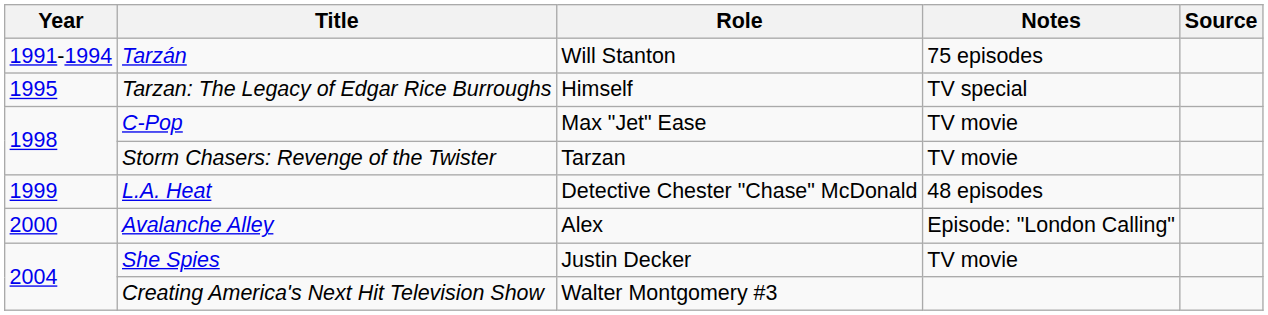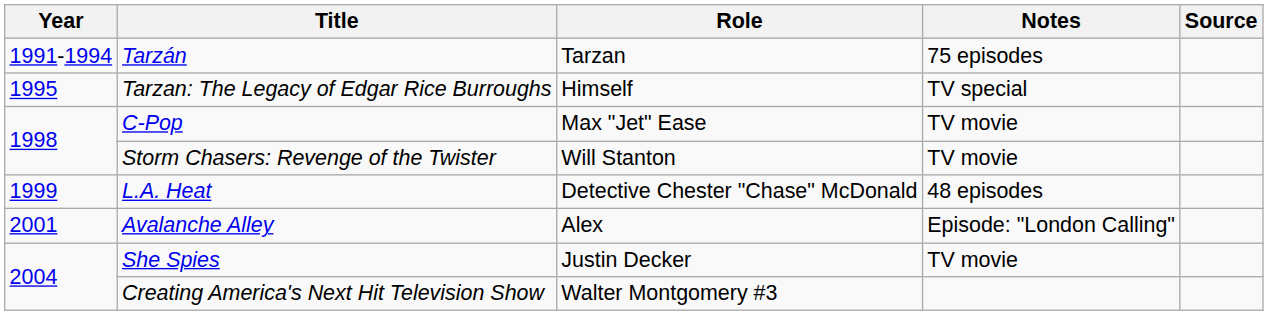(619, 55) Will Stanton -> (594, 55) Tarzan
(594, 157) Tarzan -> (619, 157) Will Stanton
(33, 225) 2000 -> (33, 225) 2001
